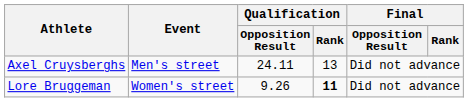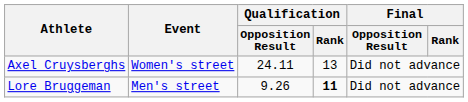(175, 66) Men's street -> (183, 66) Women's street
(183, 87) Women's street -> (175, 87) Men's street
